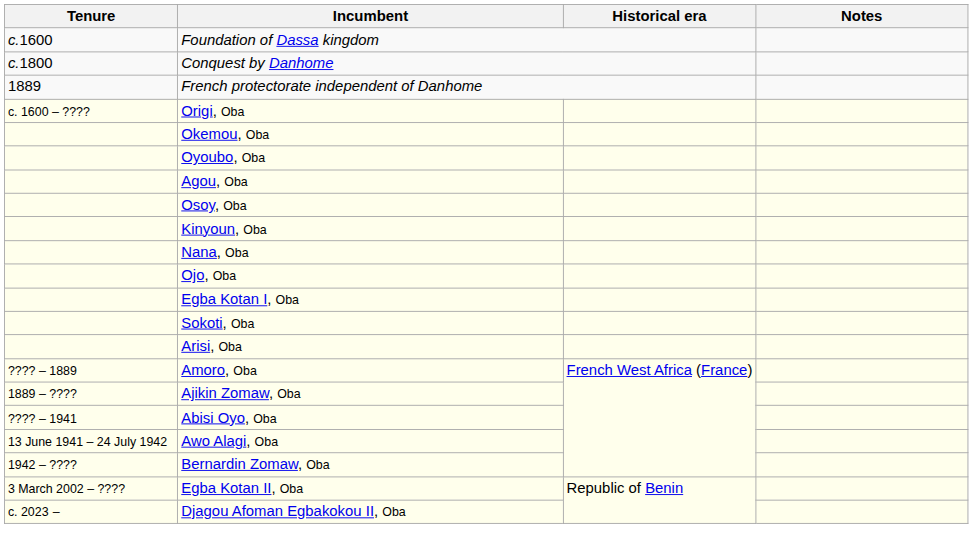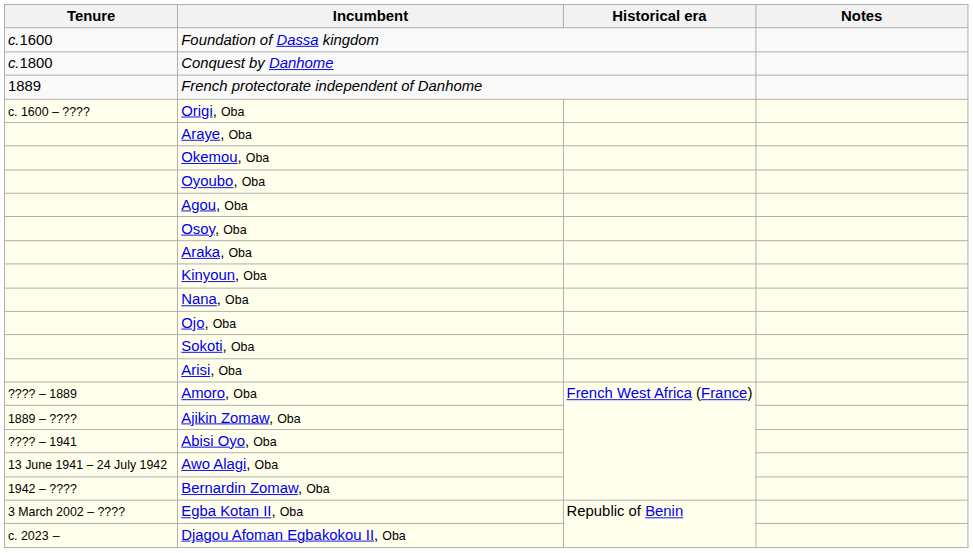+ row: (217, 134)
+ row: (217, 252)
- row: (240, 299)
